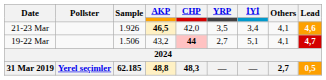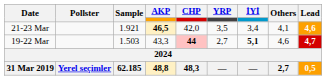(129, 28) 1.926 -> (129, 28) 1.921
(129, 41) 1.506 -> (129, 41) 1.503
(161, 41) 43,2 -> (161, 41) 43,3
(253, 41) normal -> (253, 41) bold
(283, 41) 4,1 -> (283, 41) 4,6
